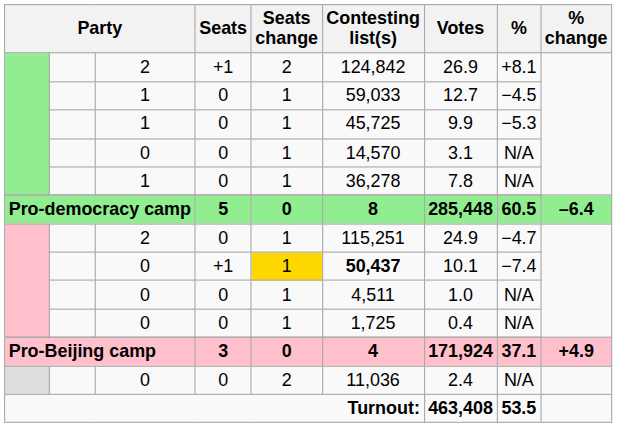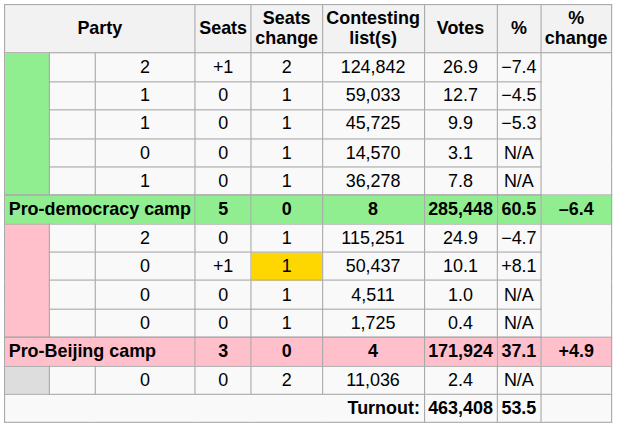(519, 67) +8.1 -> (519, 67) −7.4
(373, 266) bold -> (373, 266) normal
(519, 266) −7.4 -> (519, 266) +8.1
